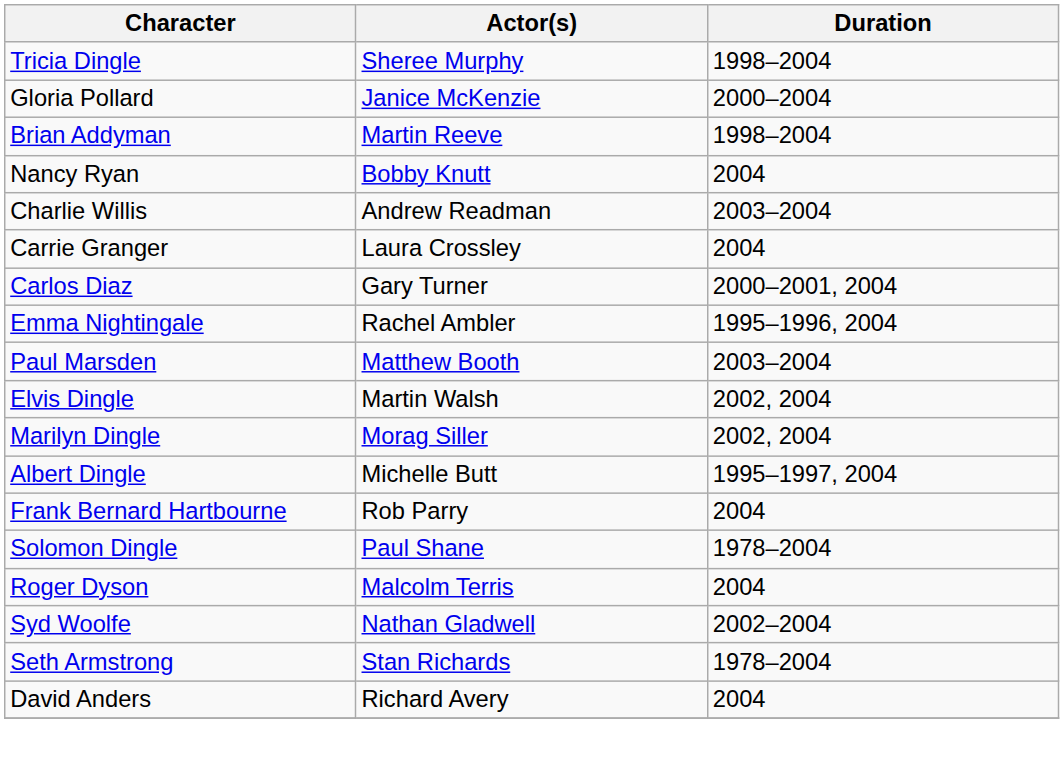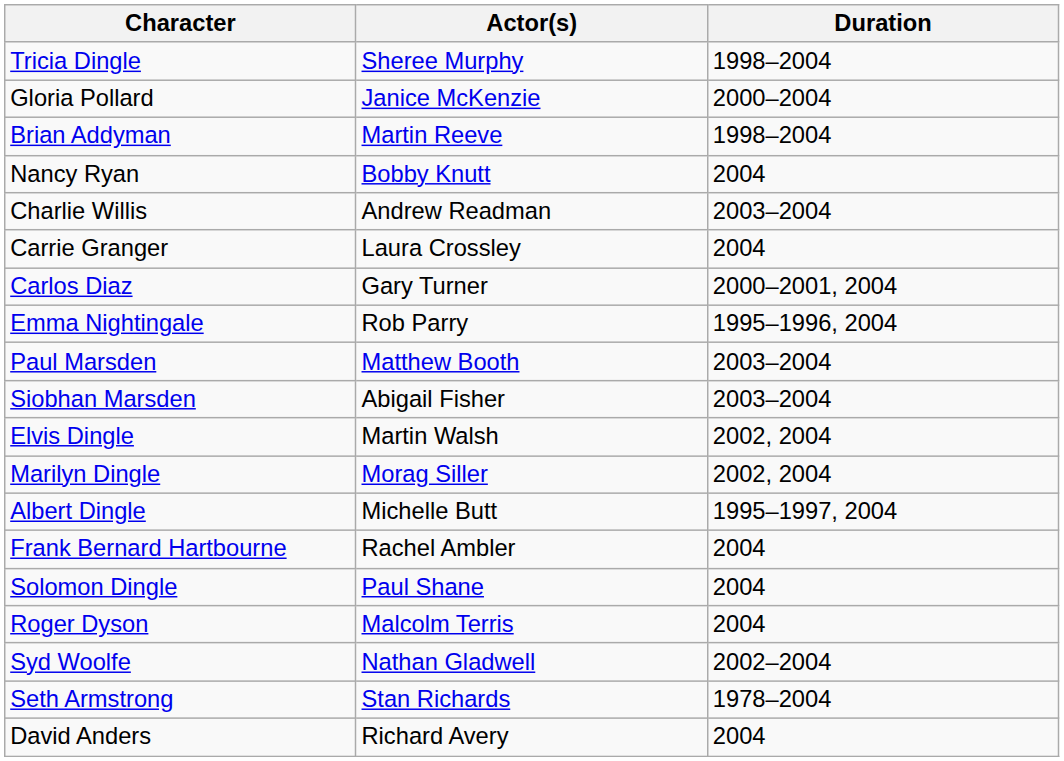(439, 323) Rachel Ambler -> (415, 323) Rob Parry
+ row: (103, 398)
(415, 511) Rob Parry -> (439, 549) Rachel Ambler
(772, 549) 1978–2004 -> (739, 586) 2004
